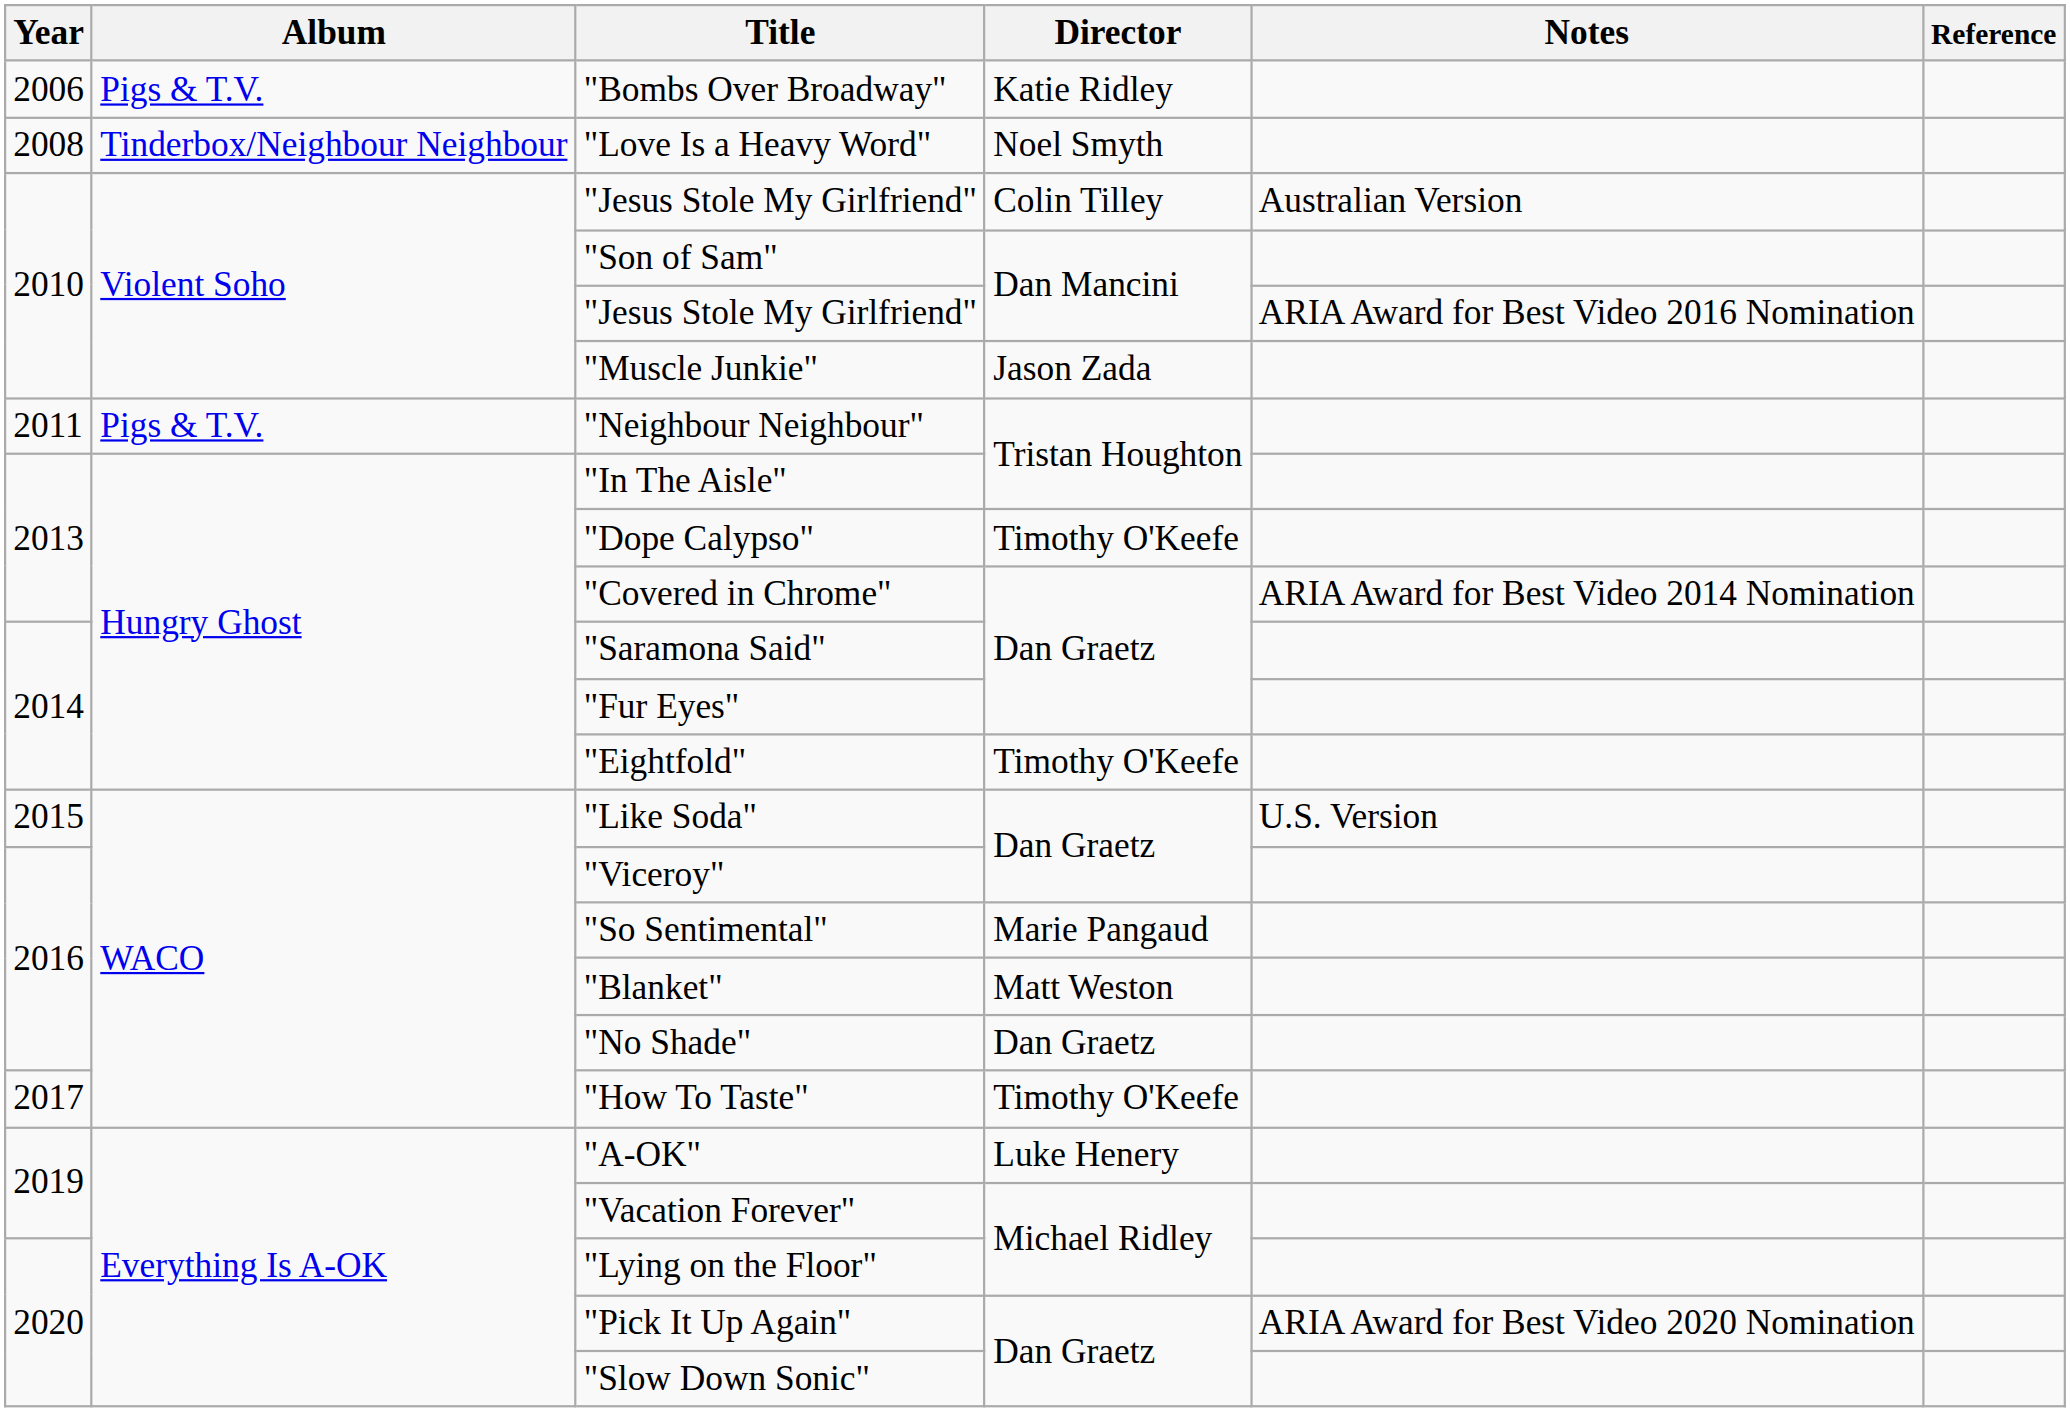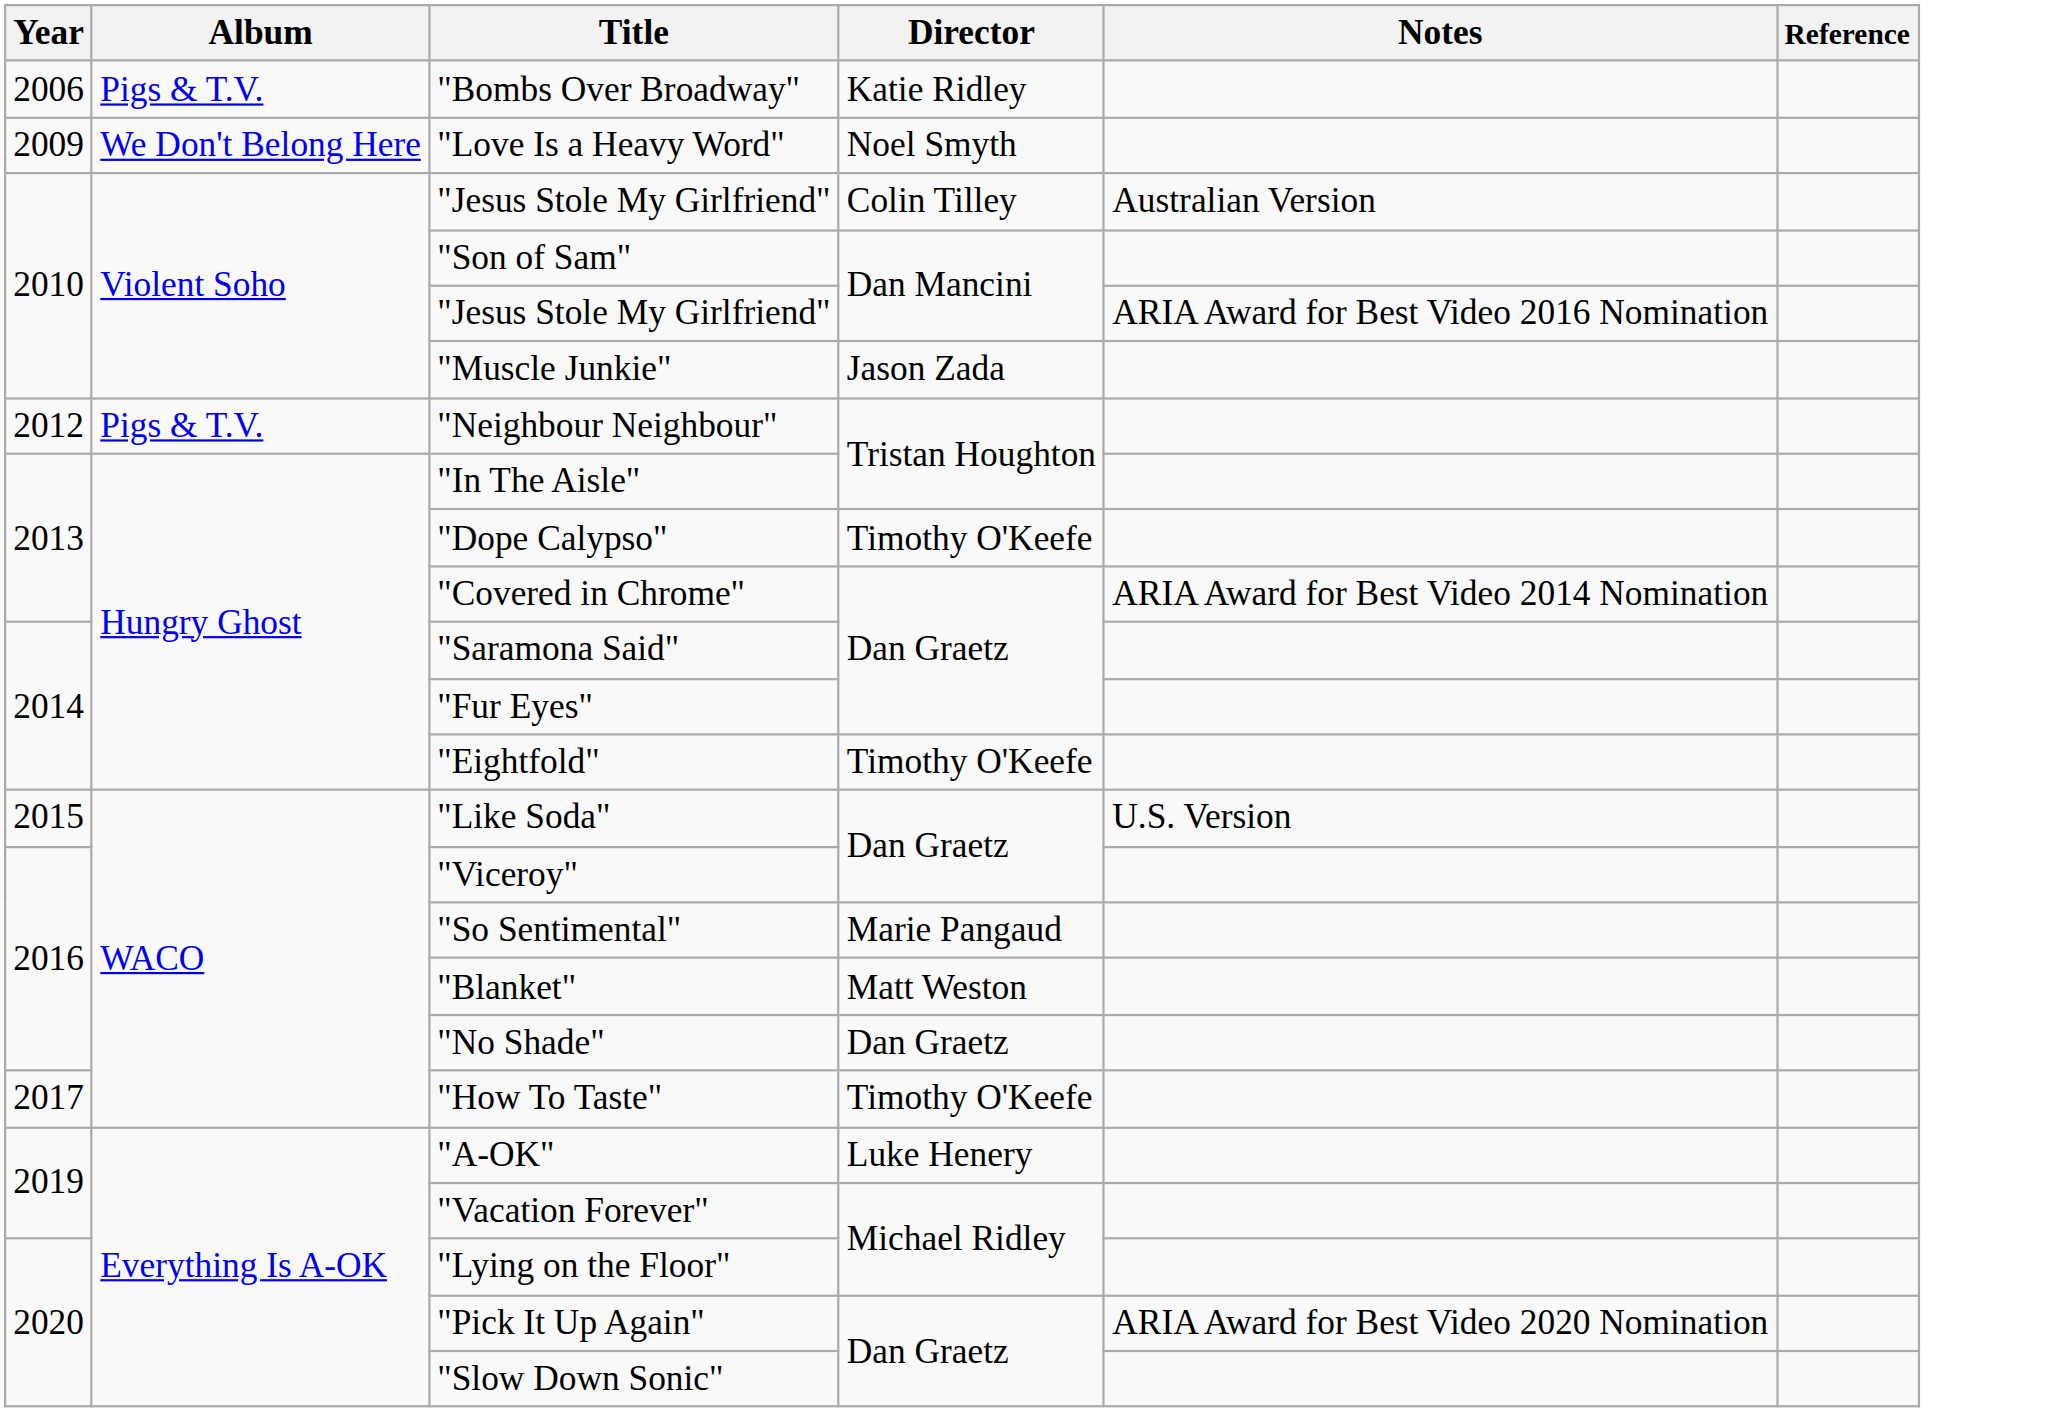(49, 144) 2008 -> (49, 144) 2009
(334, 144) Tinderbox/Neighbour Neighbour -> (261, 144) We Don't Belong Here
(48, 425) 2011 -> (49, 425) 2012
